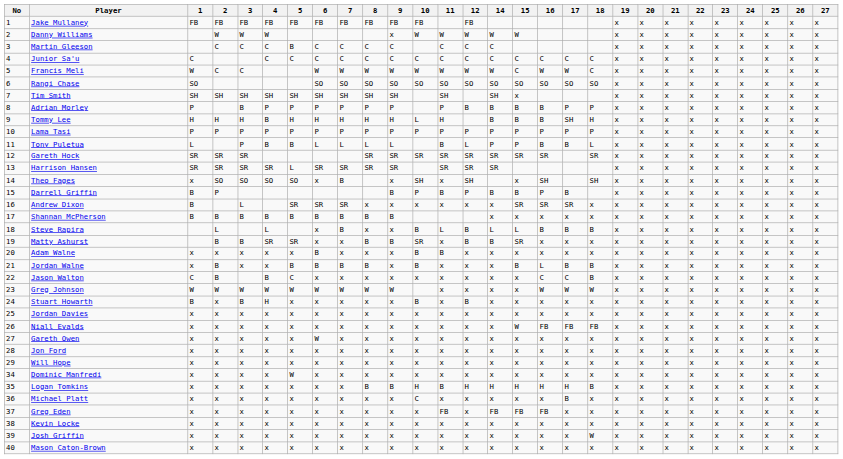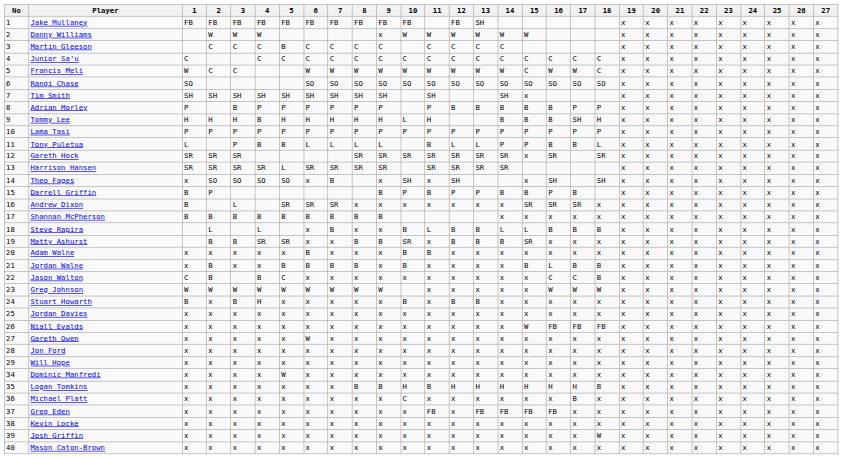+ column: (486, 10)
(519, 156) SR -> (526, 156) x
